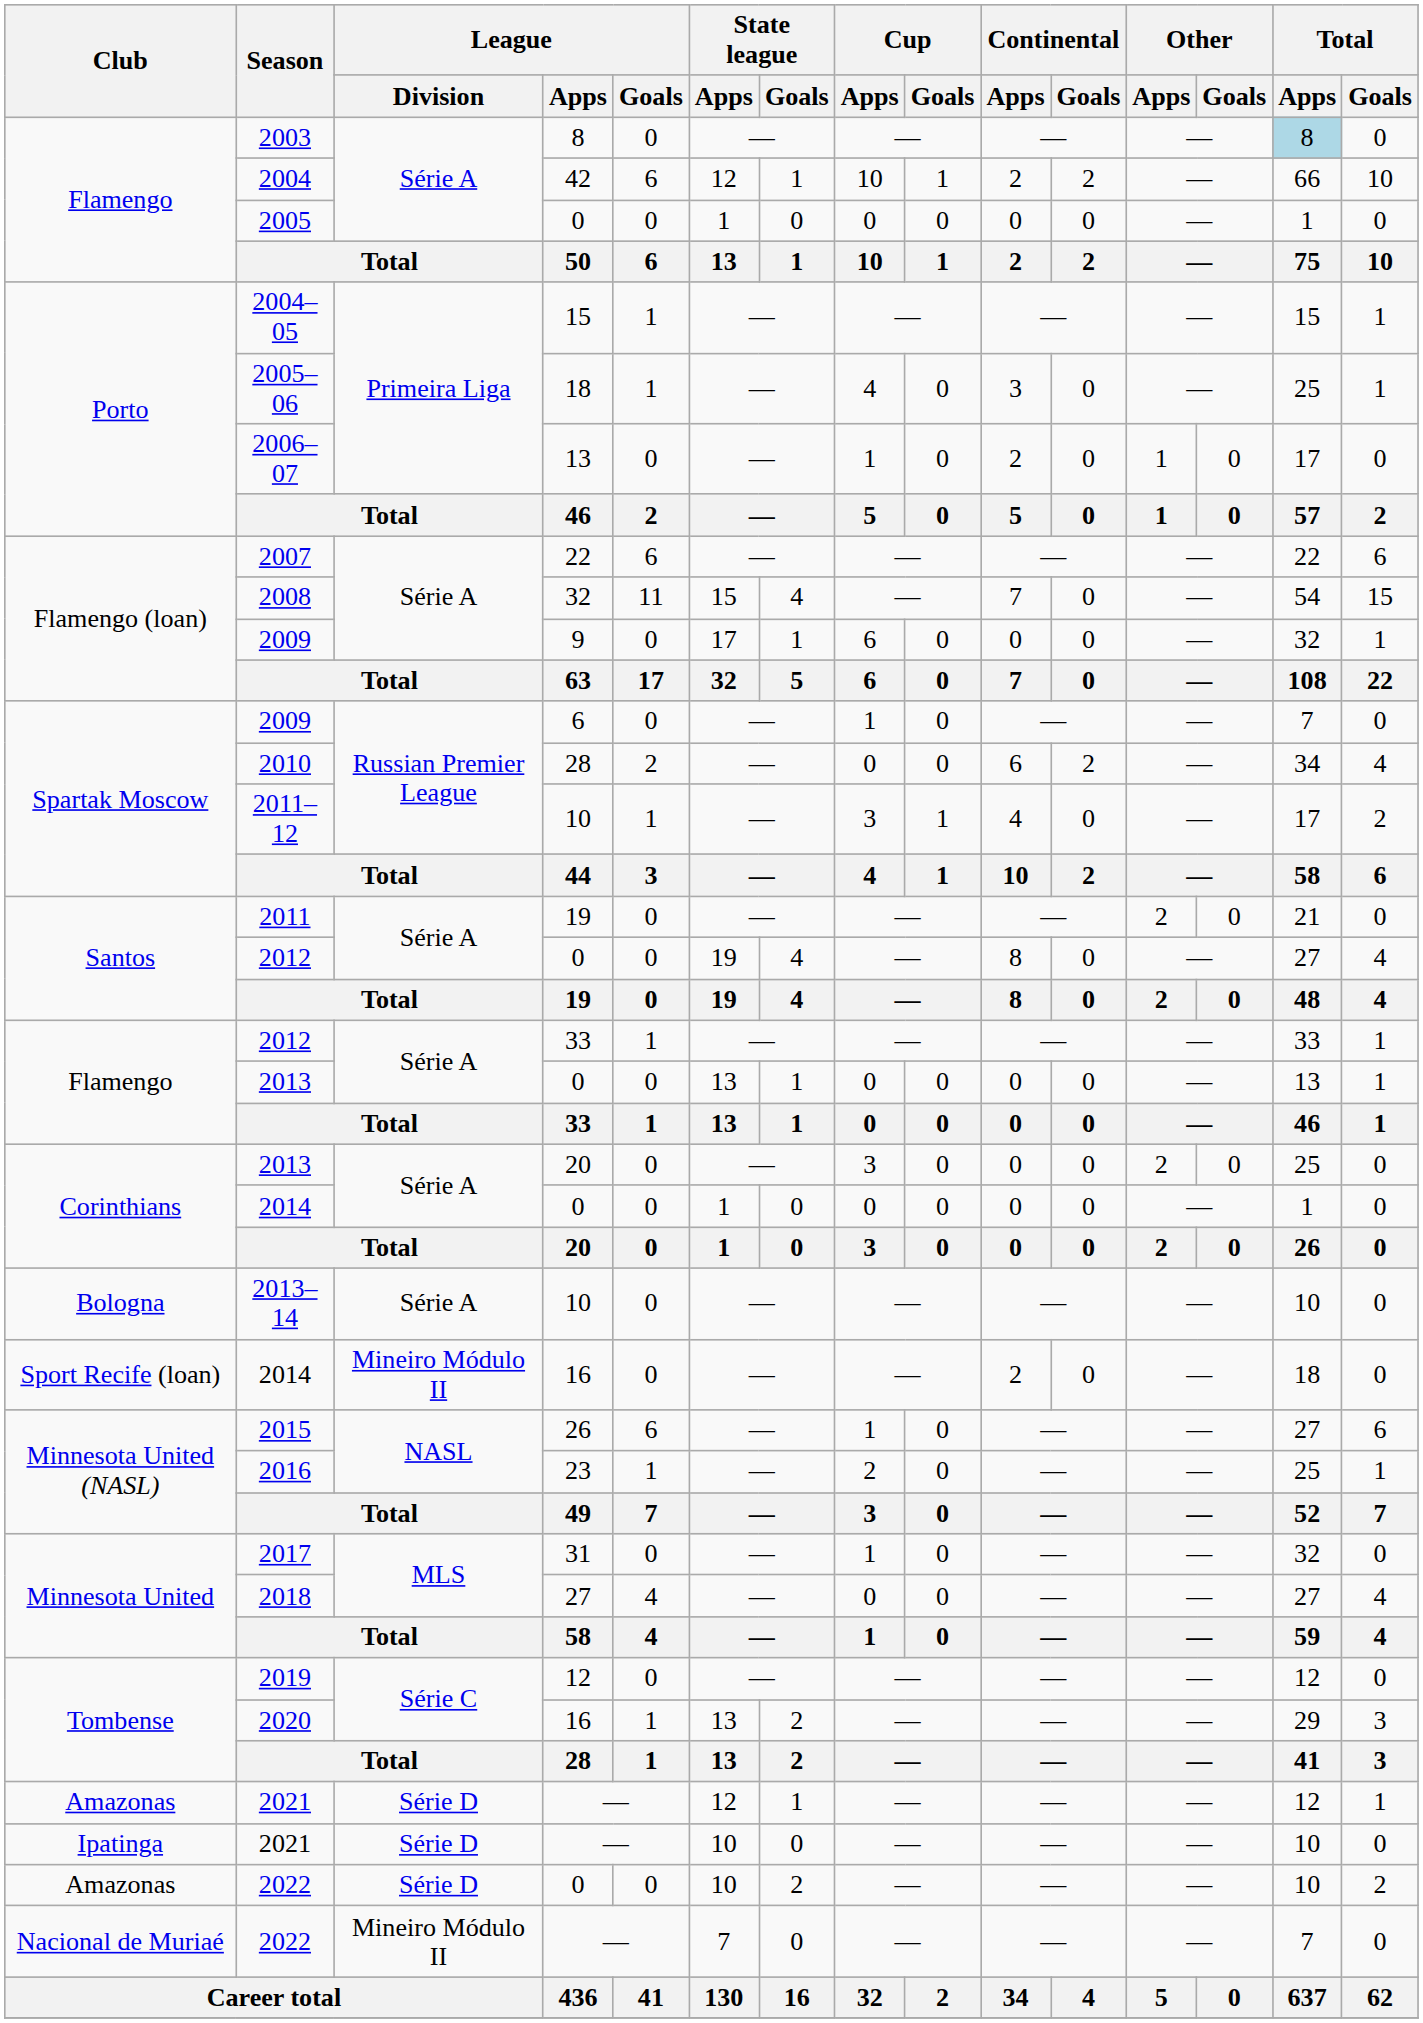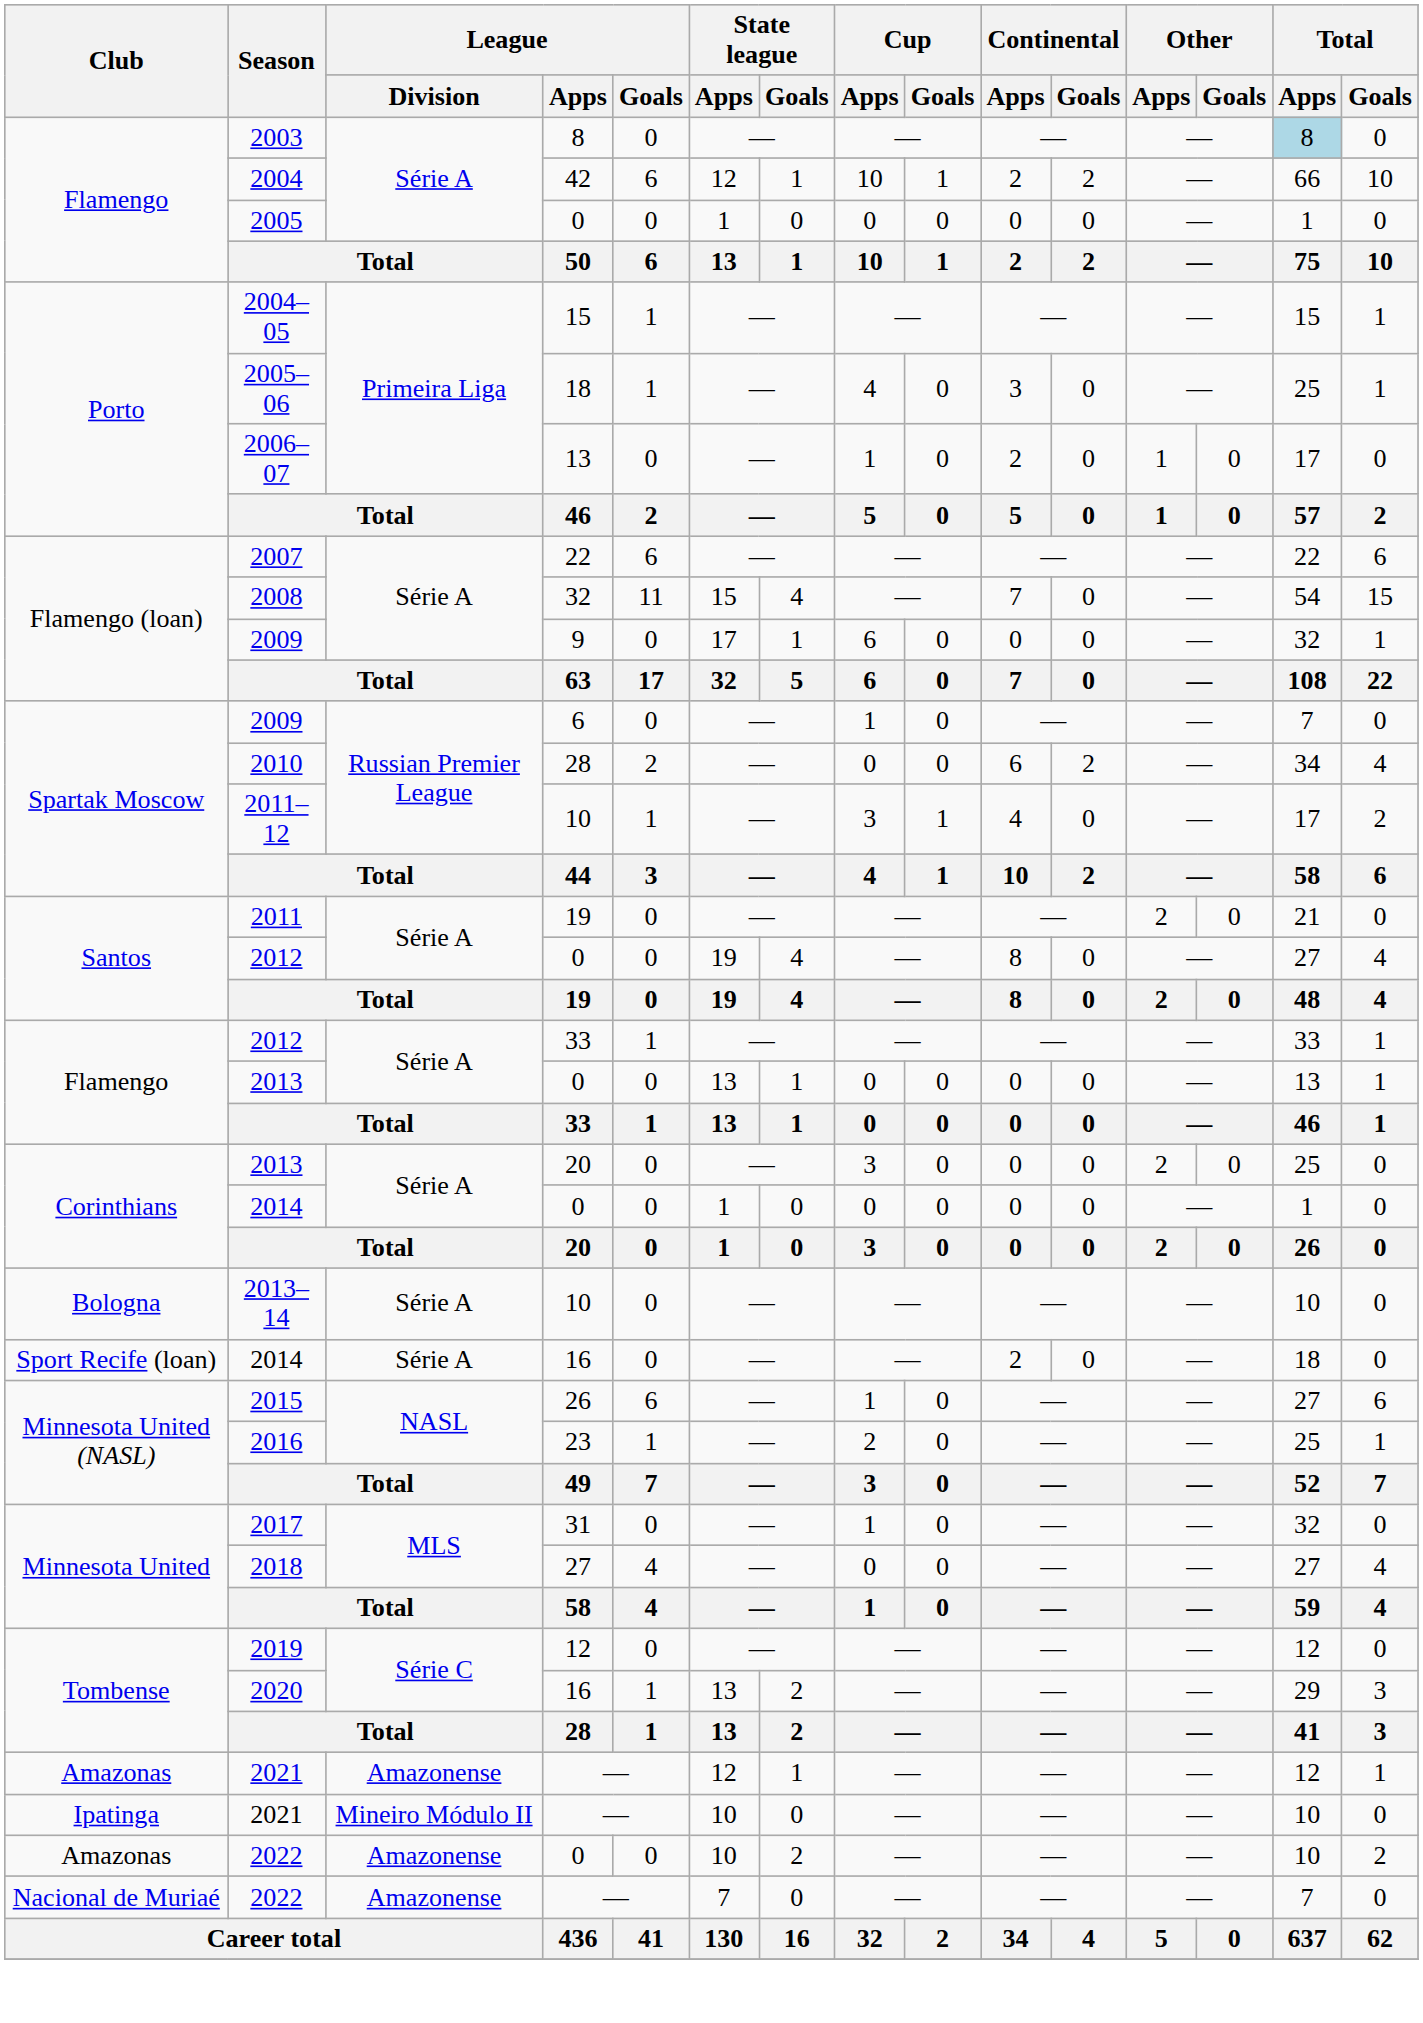(438, 1374) Mineiro Módulo II -> (434, 1359) Série A
(438, 1802) Série D -> (434, 1772) Amazonense
(438, 1843) Série D -> (434, 1814) Mineiro Módulo II
(438, 1885) Série D -> (434, 1855) Amazonense
(438, 1941) Mineiro Módulo II -> (434, 1897) Amazonense
